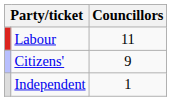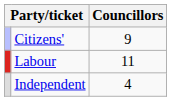rows swapped: (35, 38) <-> (39, 61)
(128, 84) 1 -> (128, 84) 4
